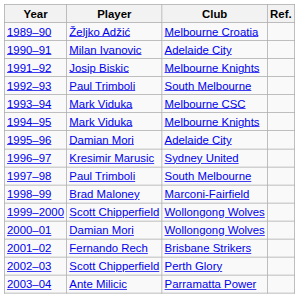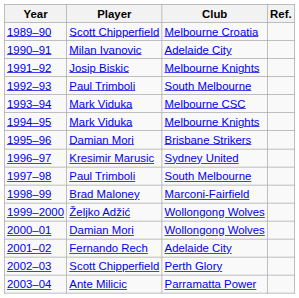(100, 32) Željko Adžić -> (114, 32) Scott Chipperfield
(198, 140) Adelaide City -> (208, 140) Brisbane Strikers
(114, 212) Scott Chipperfield -> (100, 212) Željko Adžić
(208, 248) Brisbane Strikers -> (198, 248) Adelaide City
